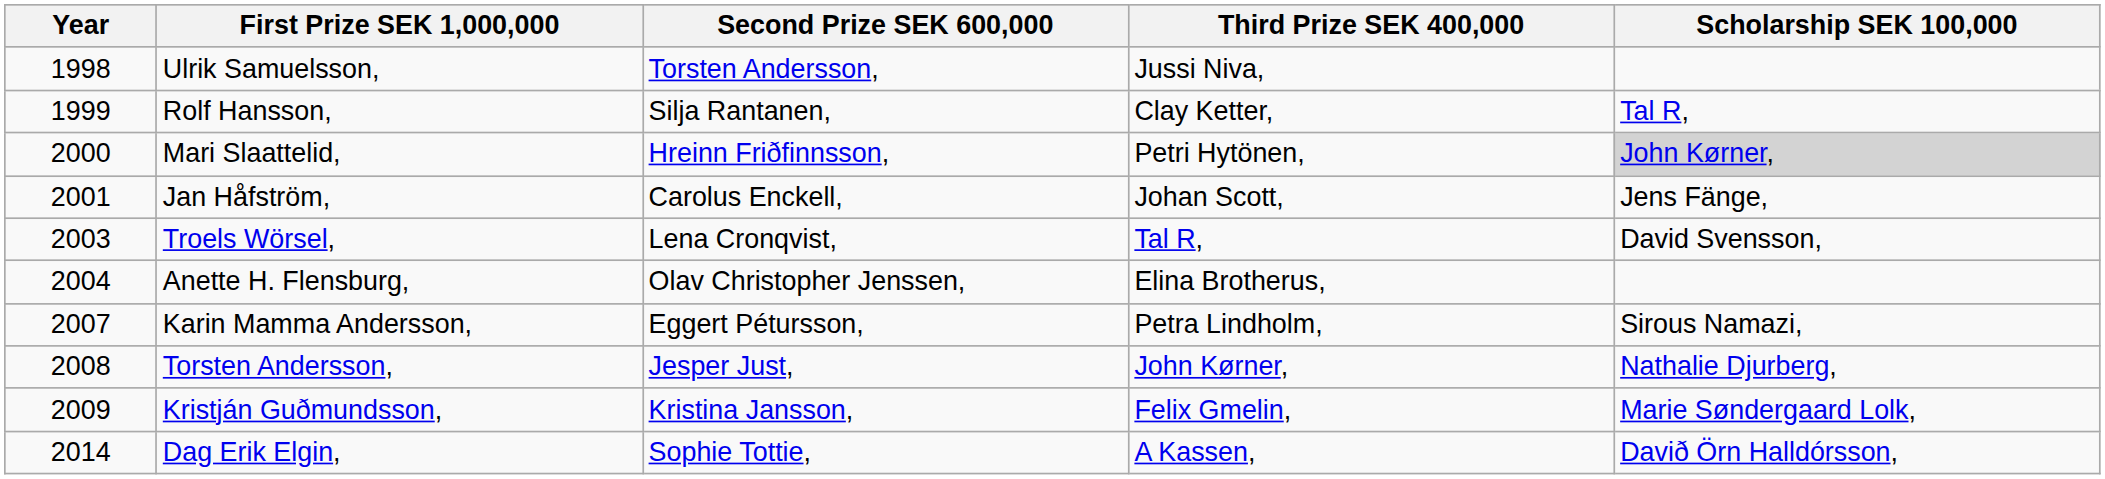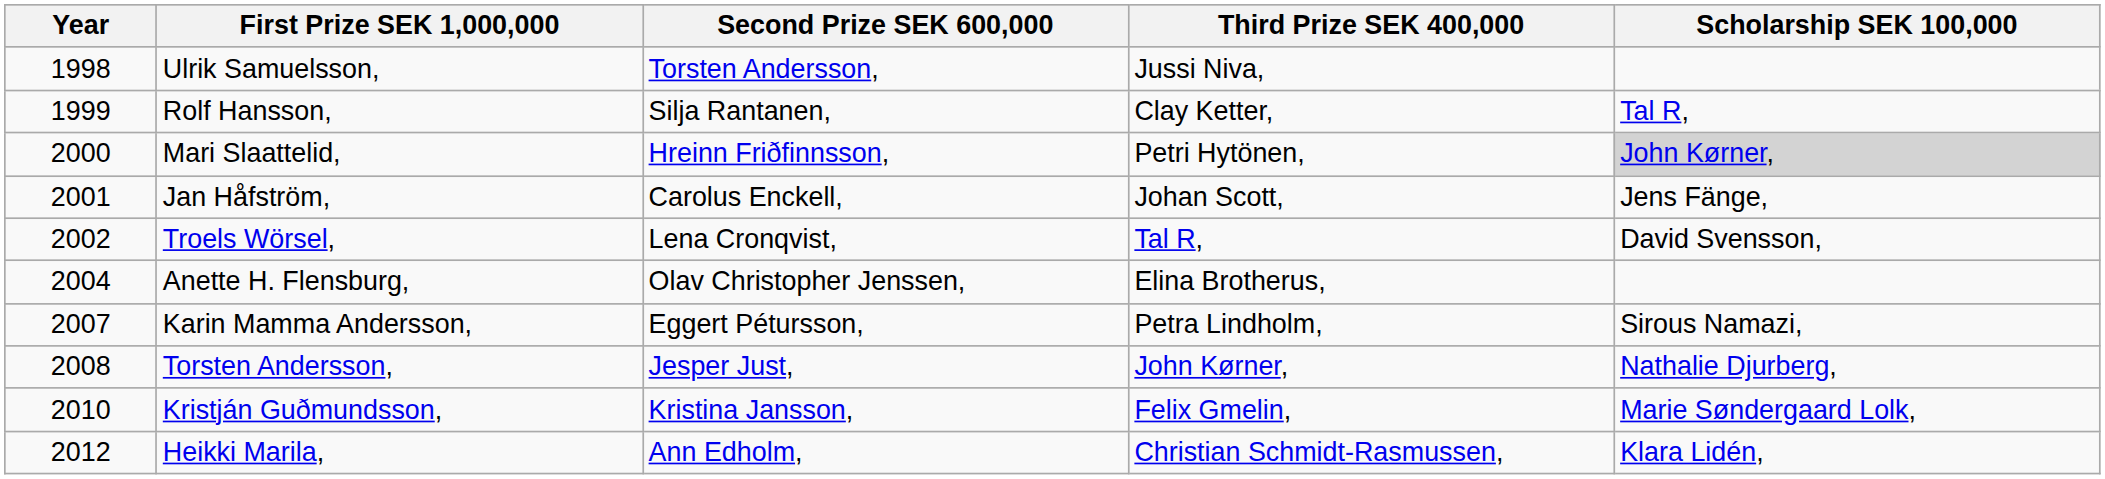(81, 238) 2003 -> (81, 238) 2002
(81, 409) 2009 -> (81, 409) 2010
+ row: (243, 452)
- row: (252, 452)
